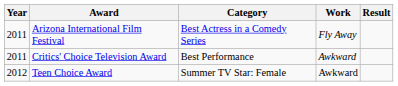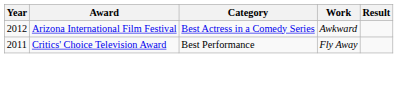(17, 34) 2011 -> (17, 28) 2012
(337, 34) Fly Away -> (338, 28) Awkward
(337, 56) Awkward -> (339, 45) Fly Away
- row: (72, 72)
